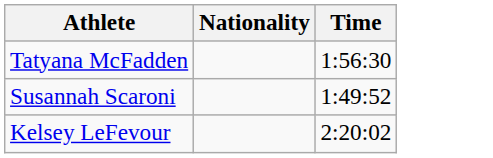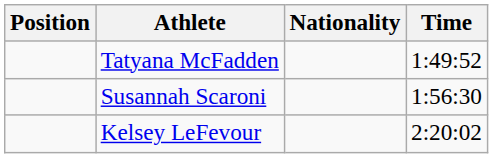+ column: (50, 22)
(356, 59) 1:56:30 -> (447, 59) 1:49:52
(356, 96) 1:49:52 -> (447, 96) 1:56:30
